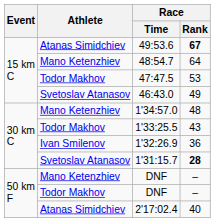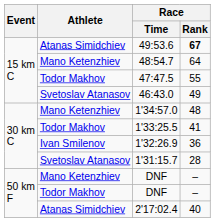(195, 78) 53 -> (195, 78) 55
(195, 128) 43 -> (195, 128) 41
(195, 160) bold -> (195, 160) normal
